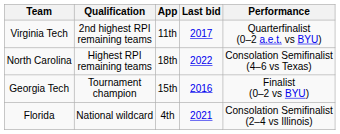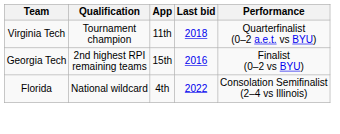(115, 34) 2nd highest RPI remaining teams -> (109, 34) Tournament champion
(201, 34) 2017 -> (196, 34) 2018
- row: (39, 61)
(115, 88) Tournament champion -> (109, 61) 2nd highest RPI remaining teams
(201, 116) 2021 -> (196, 88) 2022
